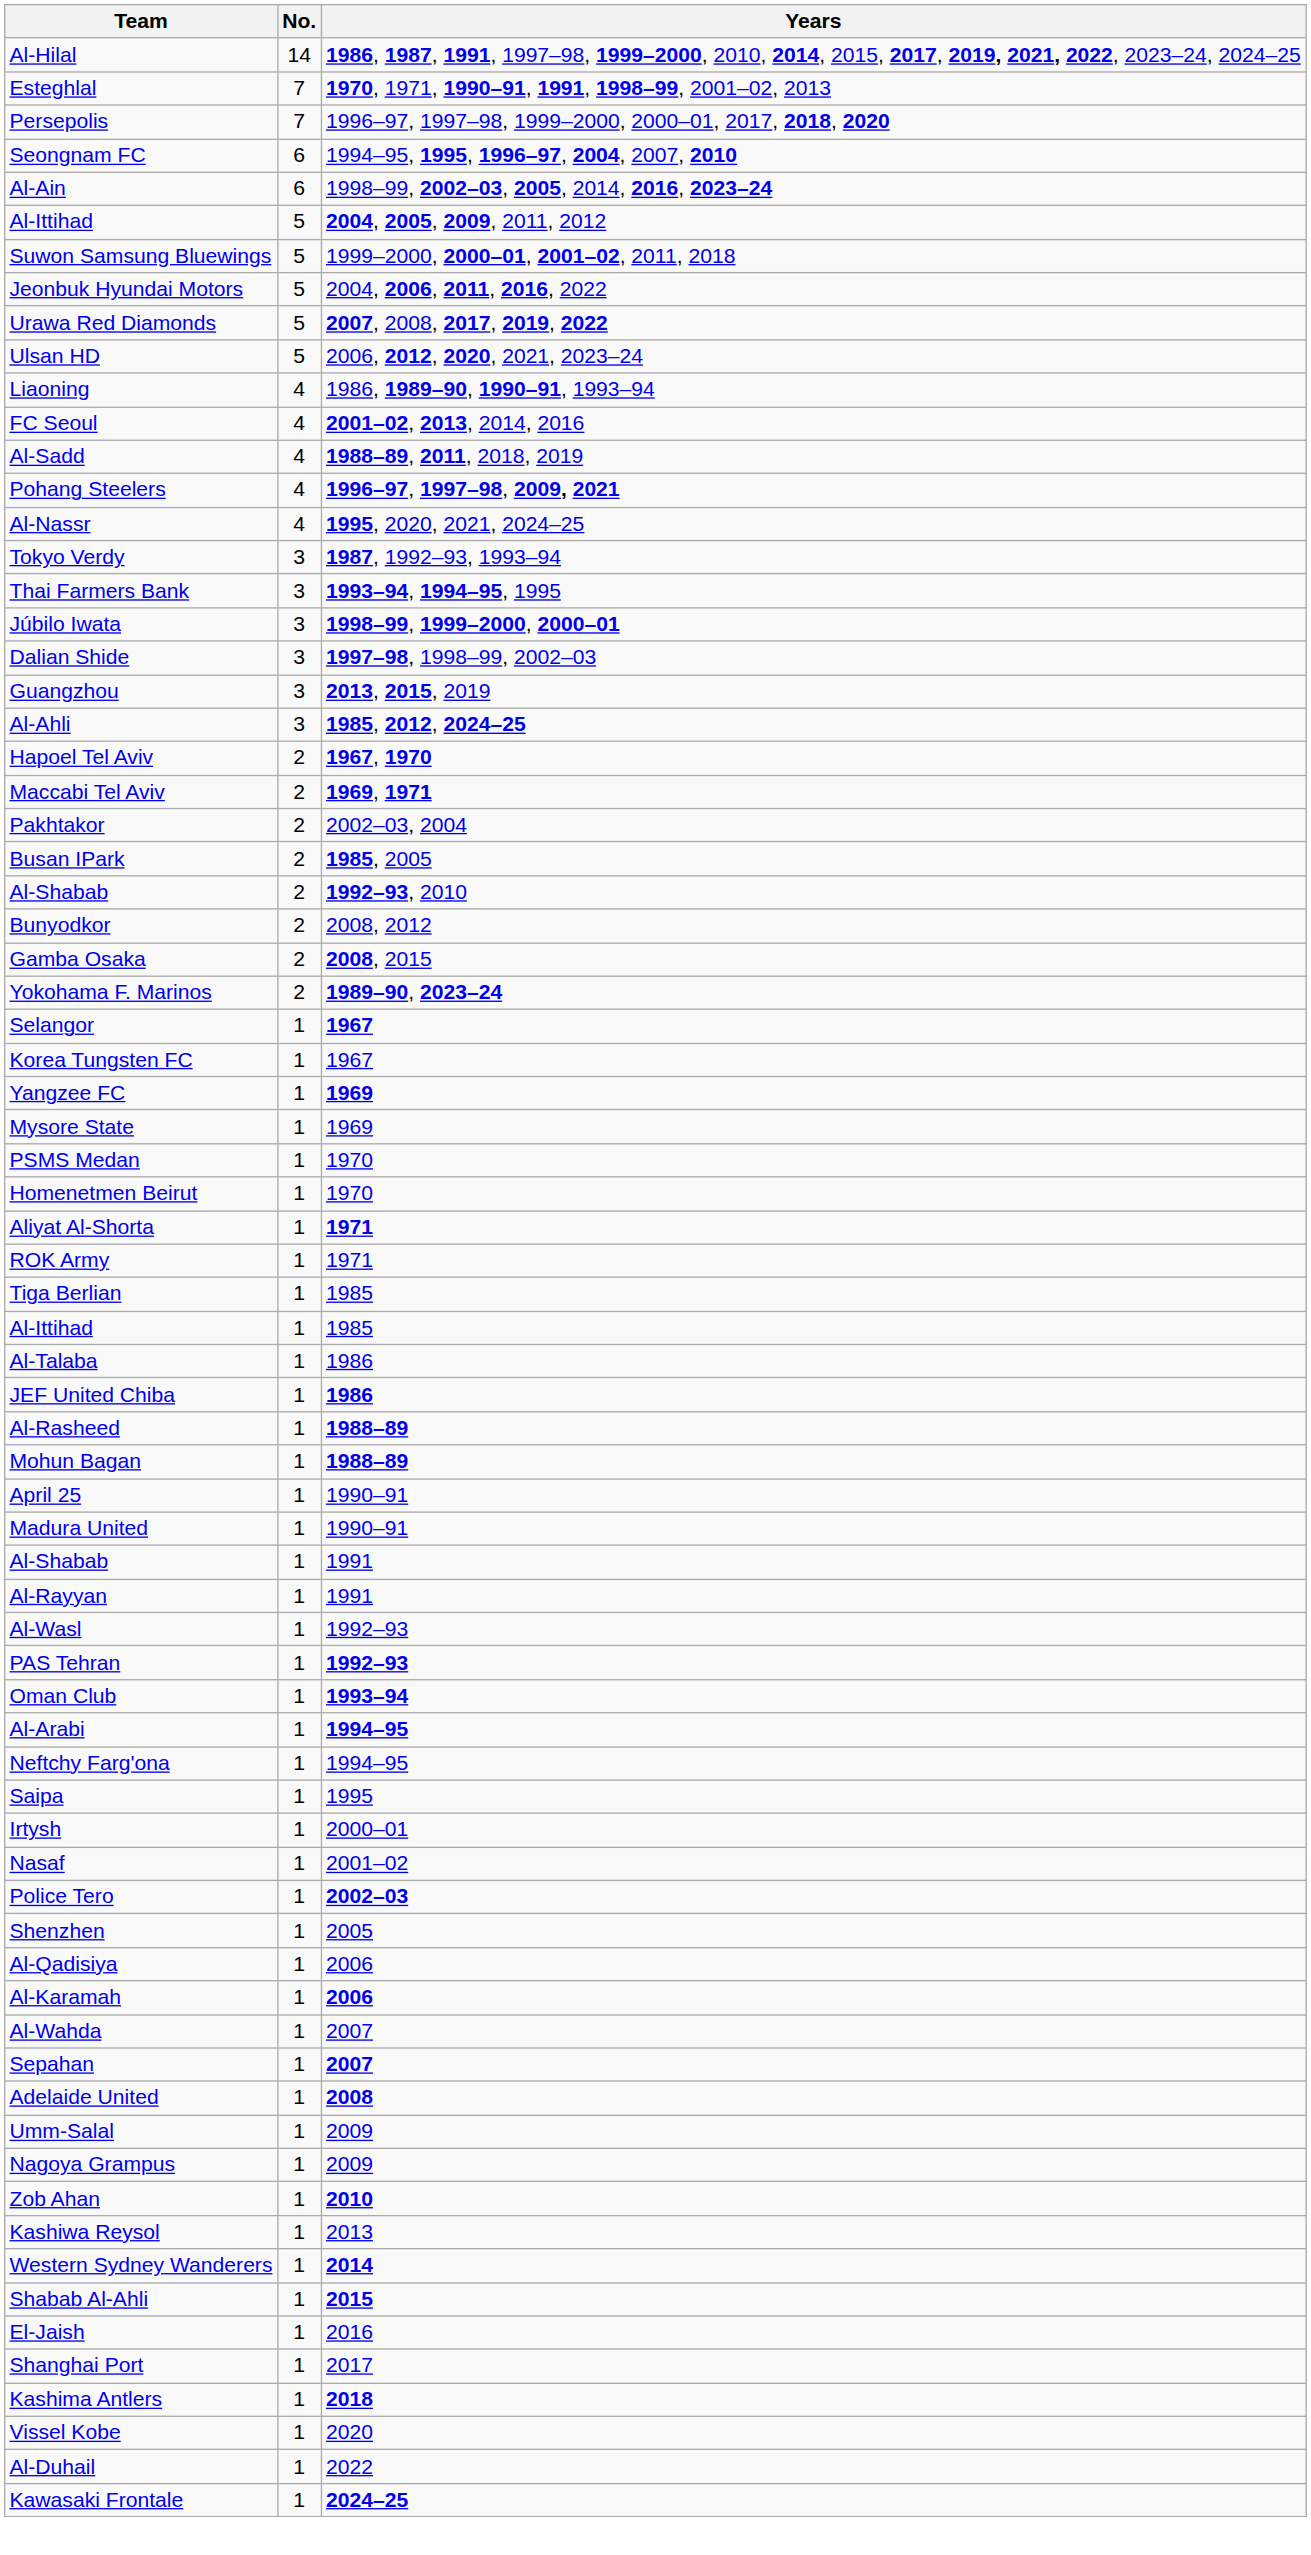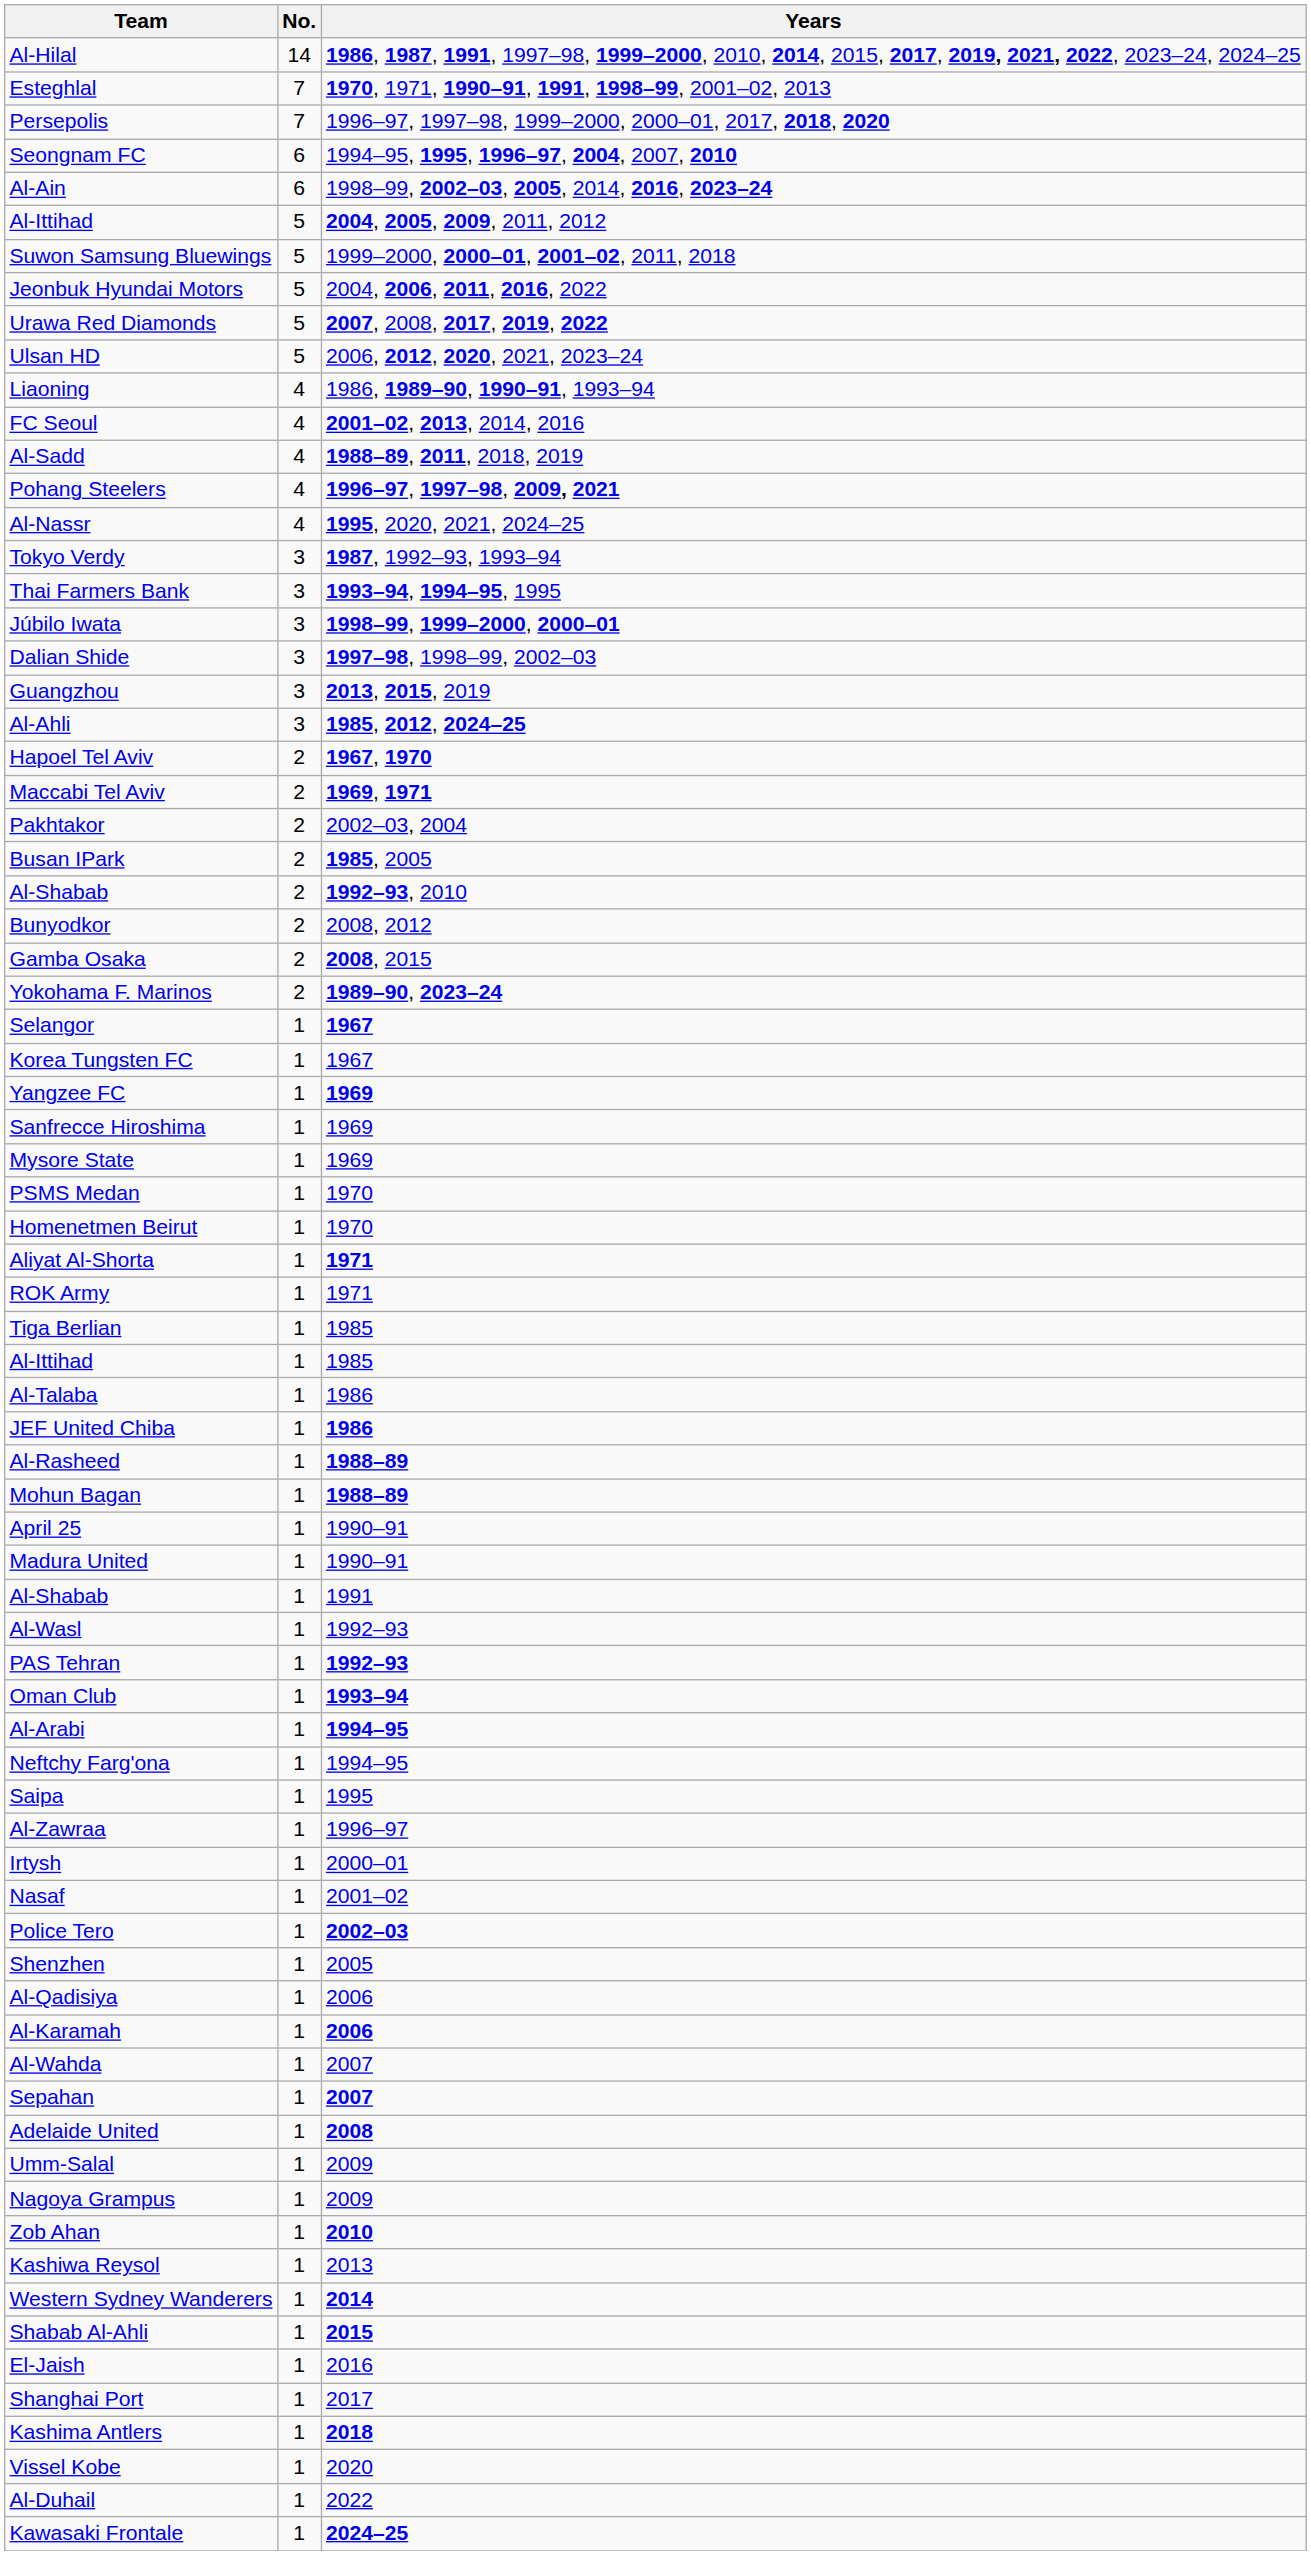+ row: (108, 1126)
- row: (58, 1595)
+ row: (58, 1829)
